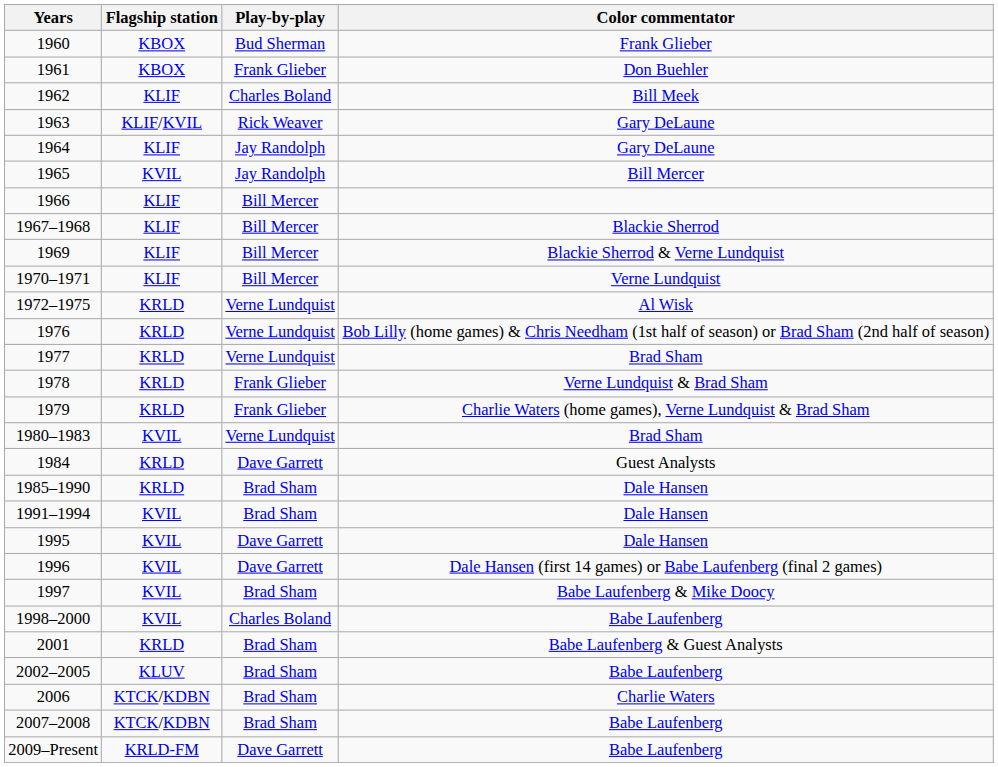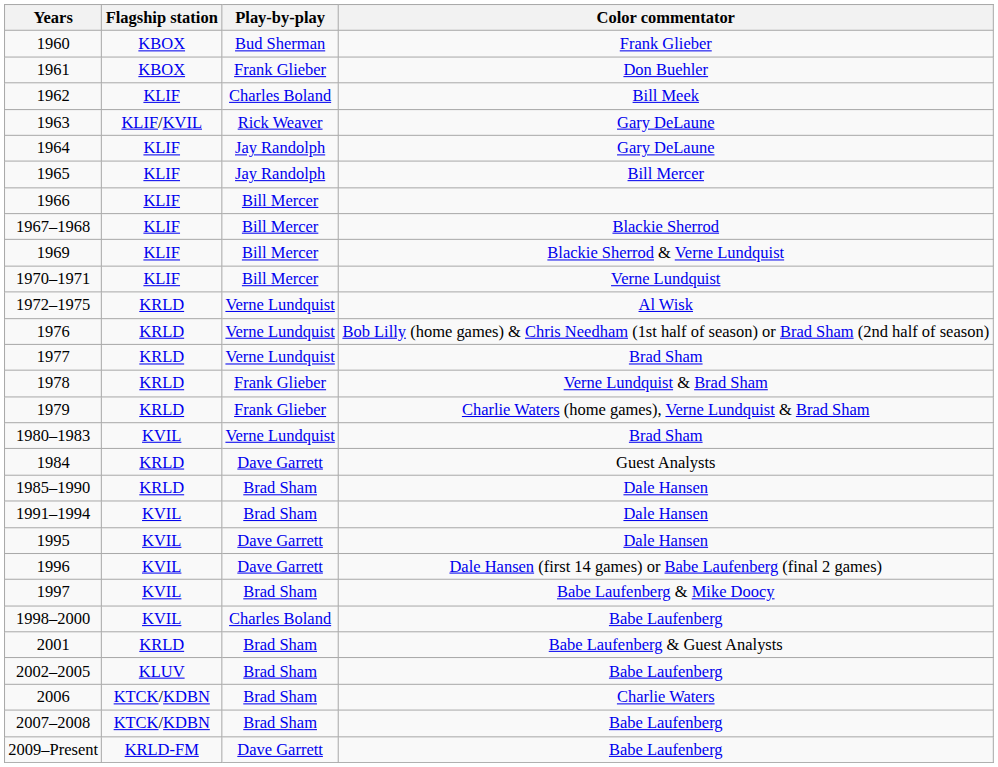(162, 174) KVIL -> (162, 174) KLIF
